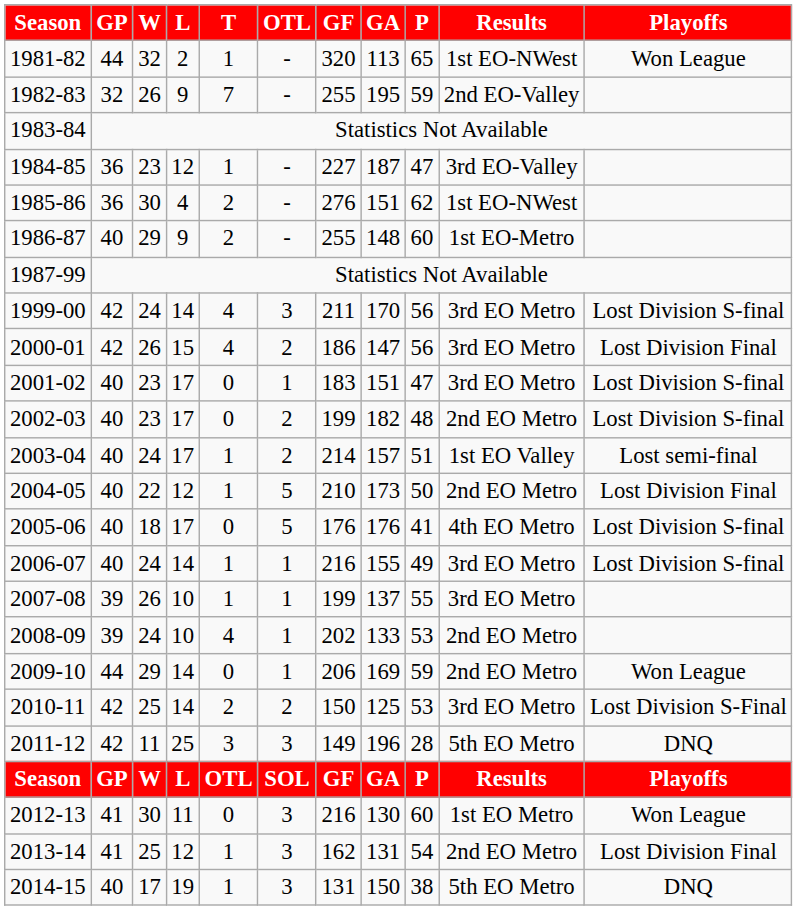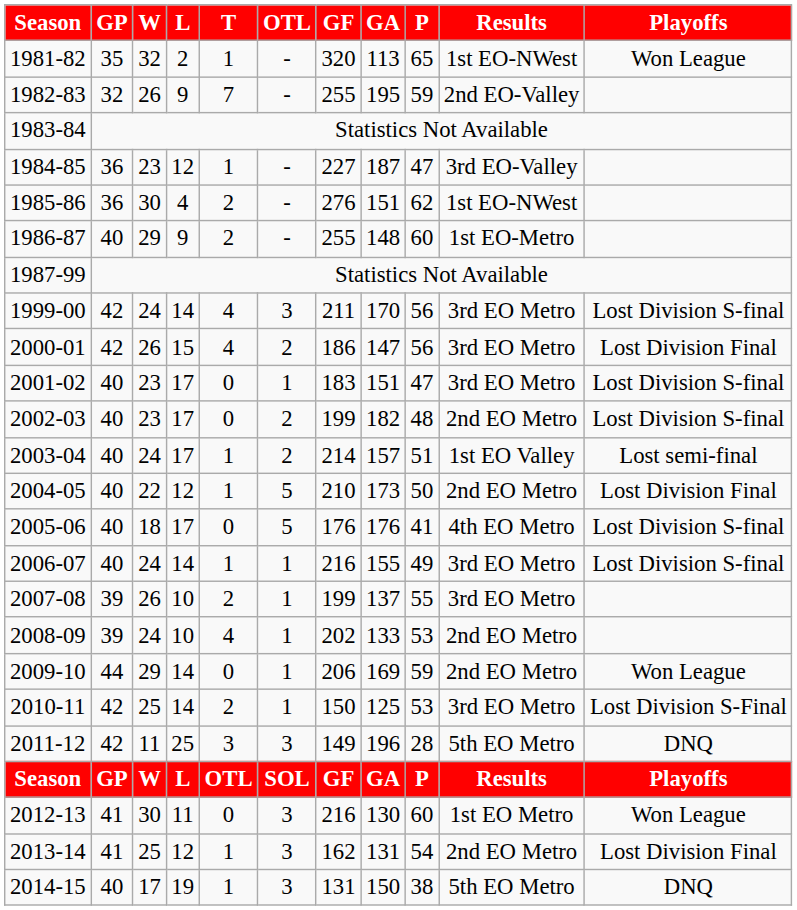(112, 58) 44 -> (112, 58) 35
(229, 599) 1 -> (229, 599) 2
(287, 707) 2 -> (287, 707) 1
